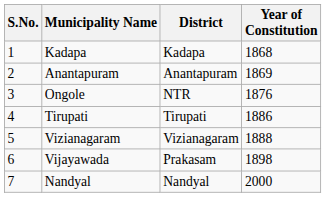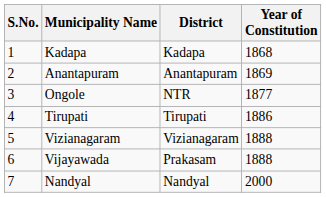(259, 95) 1876 -> (259, 95) 1877
(259, 159) 1898 -> (259, 159) 1888
